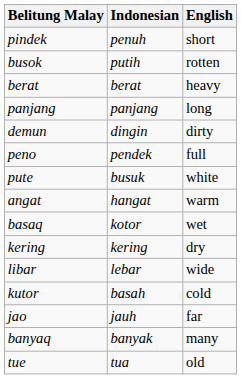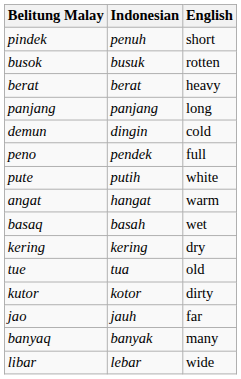(125, 62) putih -> (127, 62) busuk
(200, 131) dirty -> (198, 131) cold
(127, 177) busuk -> (125, 177) putih
(126, 223) kotor -> (128, 223) basah
rows swapped: (22, 270) <-> (17, 362)
(128, 293) basah -> (126, 293) kotor
(198, 293) cold -> (200, 293) dirty
